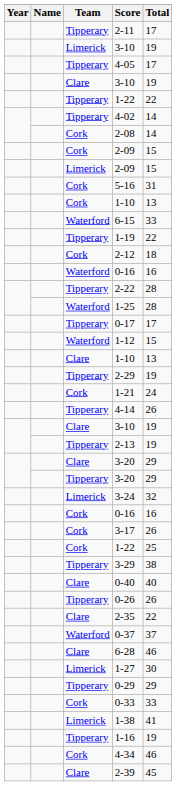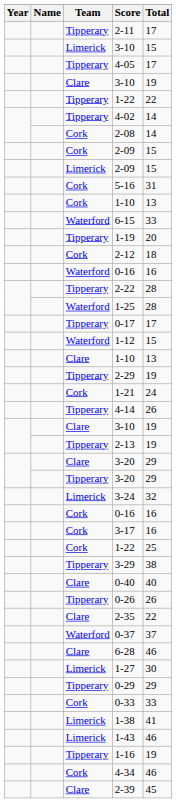(151, 47) 19 -> (151, 47) 15
(151, 237) 22 -> (151, 237) 20
(151, 530) 26 -> (151, 530) 16
+ row: (86, 737)
